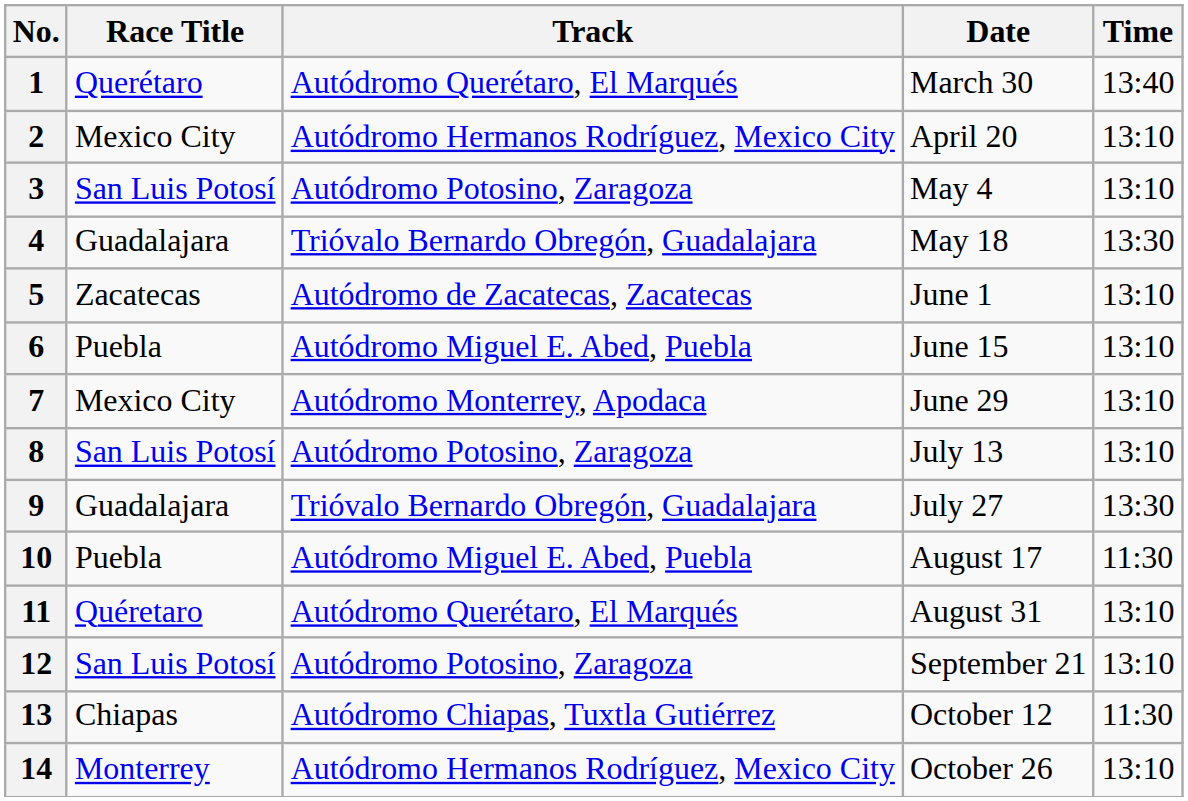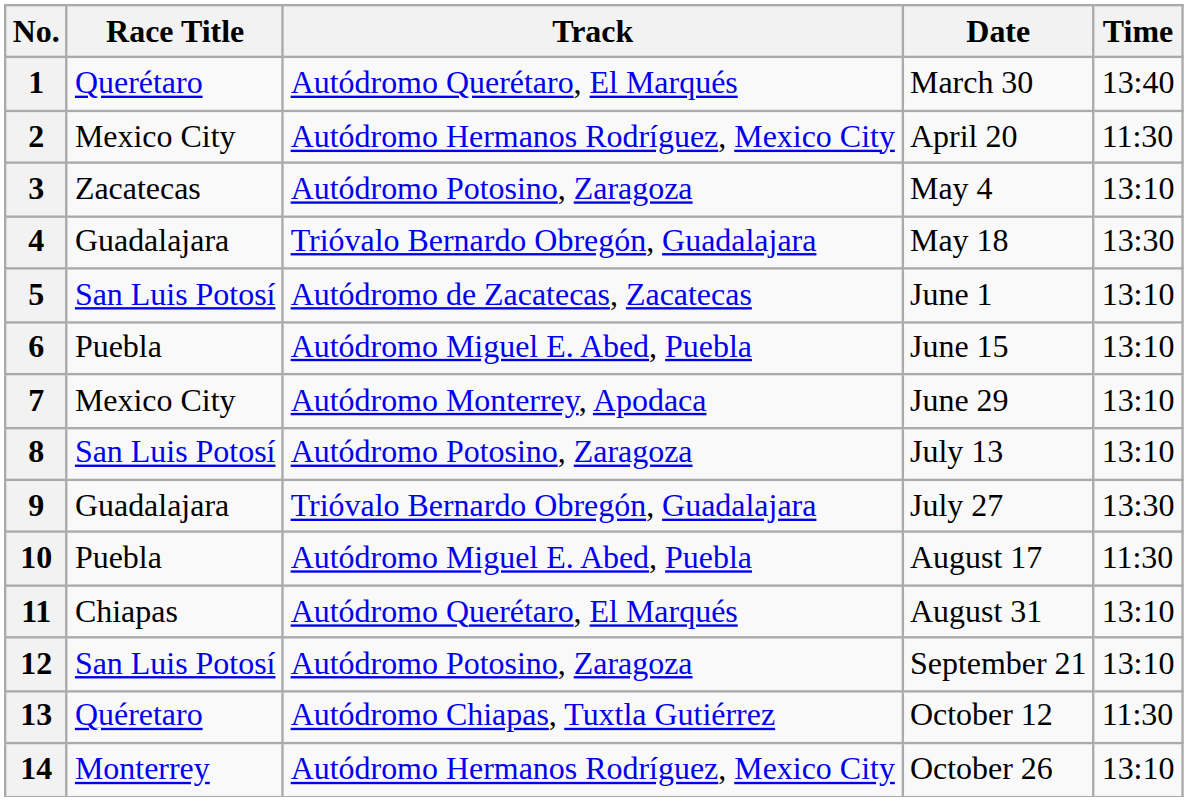(1138, 135) 13:10 -> (1137, 135) 11:30
(175, 188) San Luis Potosí -> (138, 188) Zacatecas
(138, 294) Zacatecas -> (175, 294) San Luis Potosí
(139, 610) Quéretaro -> (126, 610) Chiapas
(126, 715) Chiapas -> (139, 715) Quéretaro
